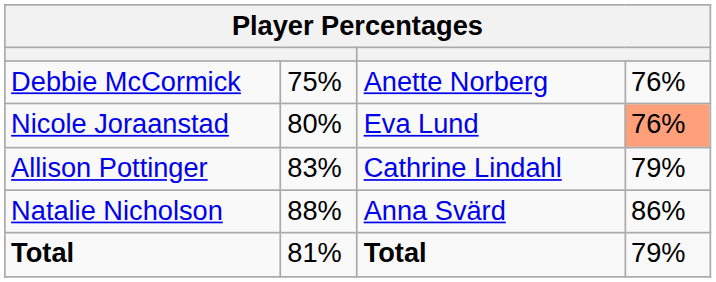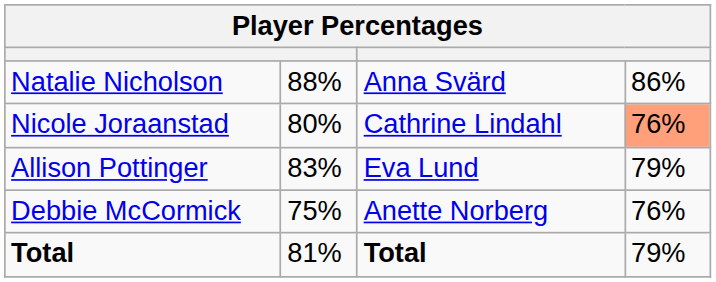rows swapped: (117, 211) <-> (126, 81)
(421, 124) Eva Lund -> (463, 124) Cathrine Lindahl
(463, 168) Cathrine Lindahl -> (421, 168) Eva Lund
